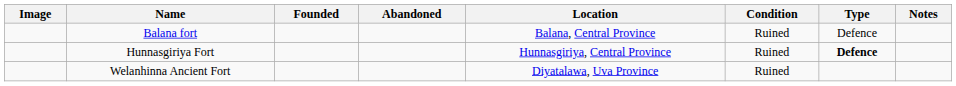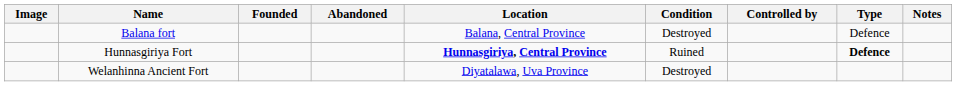+ column: (782, 14)
(772, 33) Ruined -> (687, 33) Destroyed
(595, 52) normal -> (525, 52) bold
(772, 71) Ruined -> (687, 71) Destroyed
